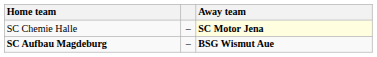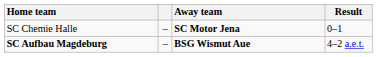+ column: (348, 12)
(231, 28) lightyellow background -> (207, 28) no background
